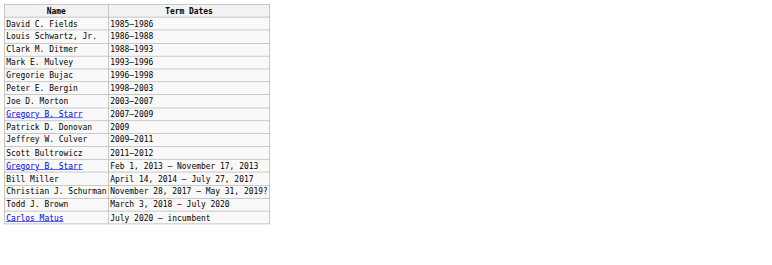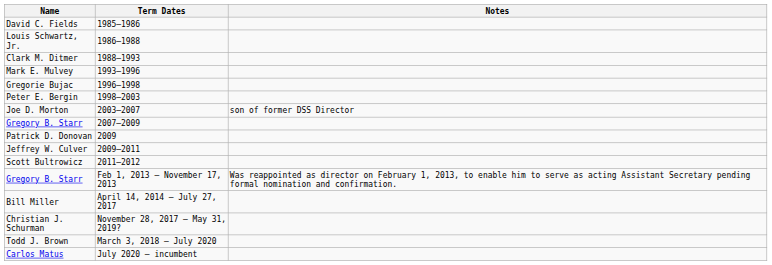+ column: (497, 11)
